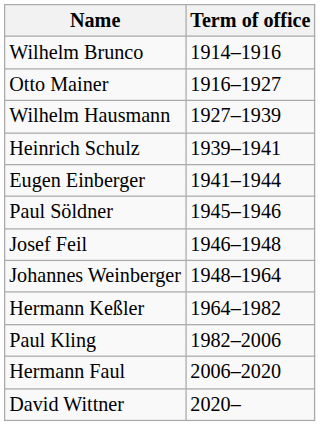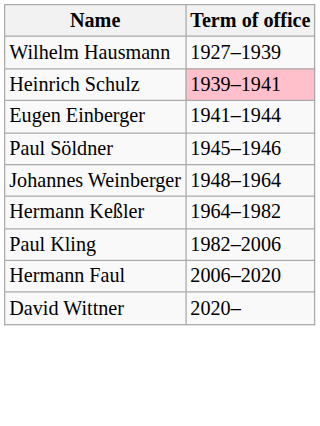- row: (76, 52)
- row: (59, 84)
(236, 148) no background -> (236, 84) pink background
- row: (48, 244)
